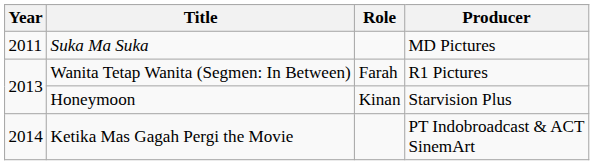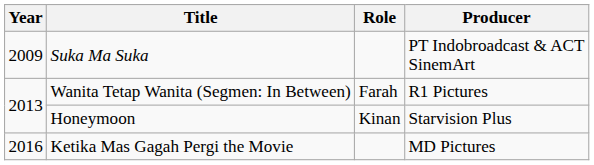(25, 45) 2011 -> (26, 54) 2009
(452, 45) MD Pictures -> (496, 54) PT Indobroadcast & ACT SinemArt
(26, 136) 2014 -> (26, 145) 2016
(496, 136) PT Indobroadcast & ACT SinemArt -> (452, 145) MD Pictures
